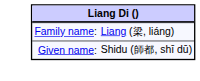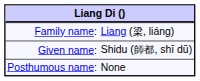+ row: (52, 67)
